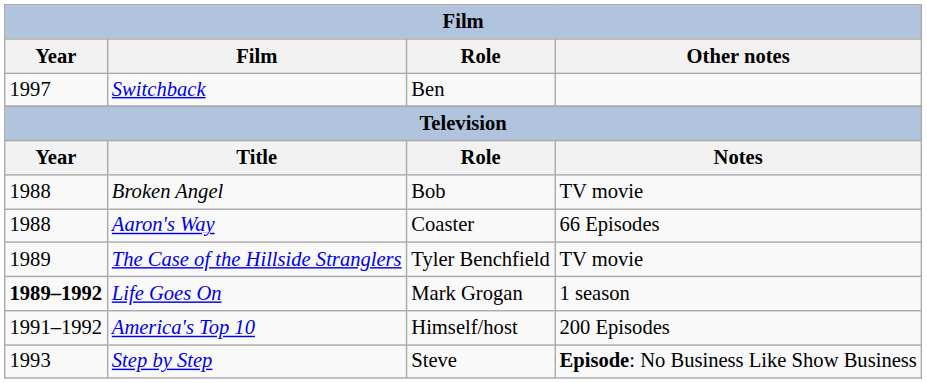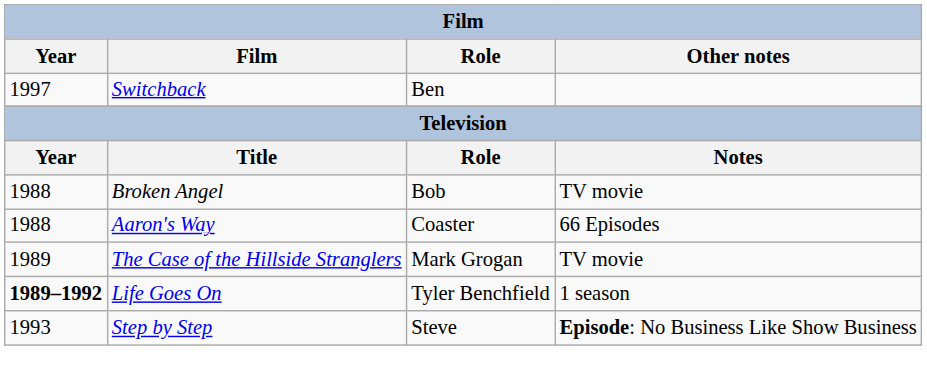(481, 259) Tyler Benchfield -> (467, 259) Mark Grogan
(467, 293) Mark Grogan -> (481, 293) Tyler Benchfield
- row: (183, 327)
